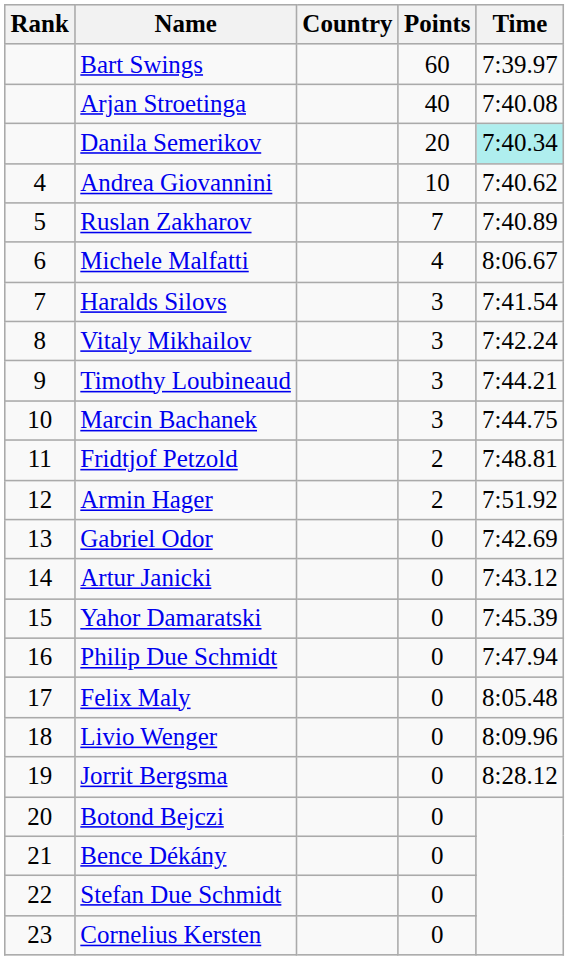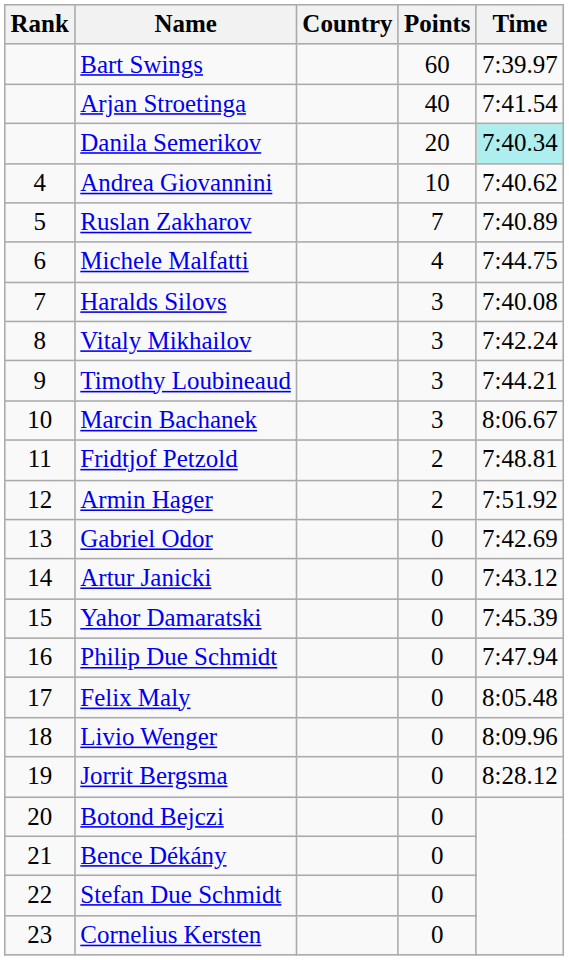(520, 103) 7:40.08 -> (520, 103) 7:41.54
(520, 261) 8:06.67 -> (520, 261) 7:44.75
(520, 301) 7:41.54 -> (520, 301) 7:40.08
(520, 420) 7:44.75 -> (520, 420) 8:06.67
